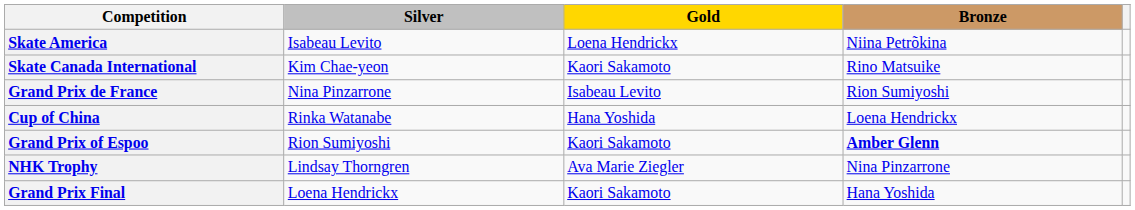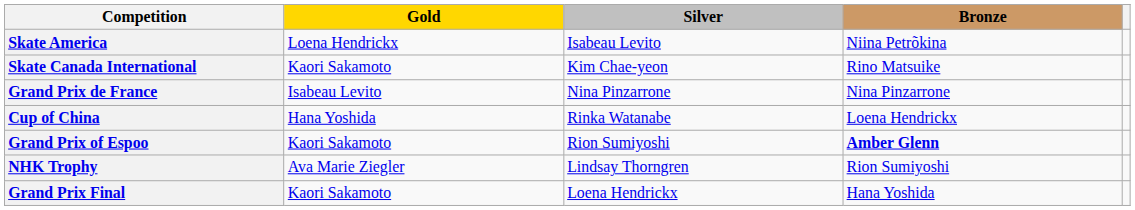columns swapped: (703, 17) <-> (424, 17)
(898, 92) Rion Sumiyoshi -> (898, 92) Nina Pinzarrone
(898, 167) Nina Pinzarrone -> (898, 167) Rion Sumiyoshi
